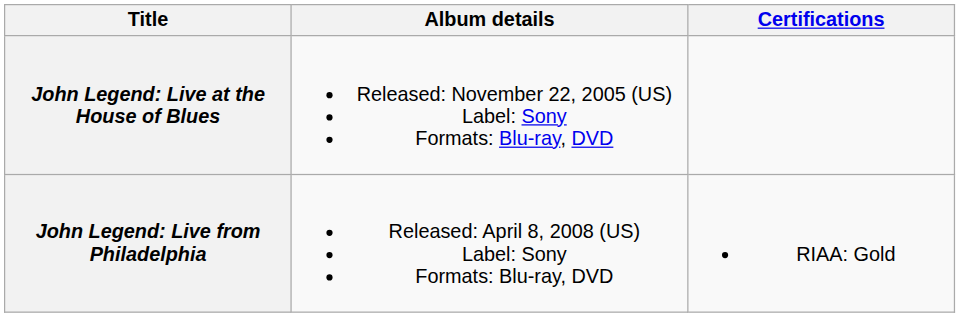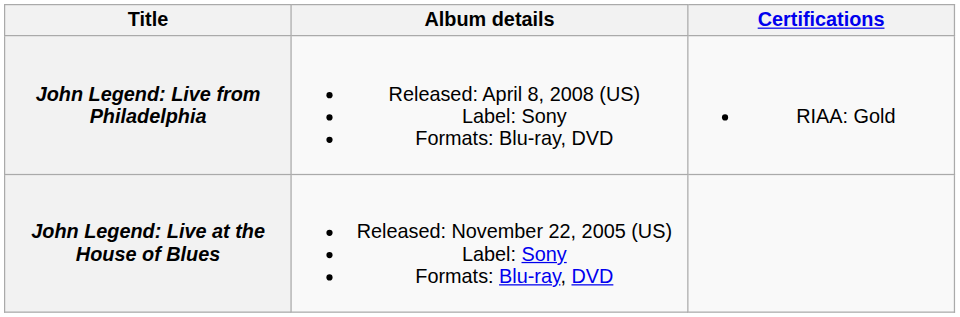rows swapped: (148, 105) <-> (148, 243)
